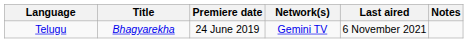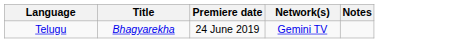- column: (384, 12)
